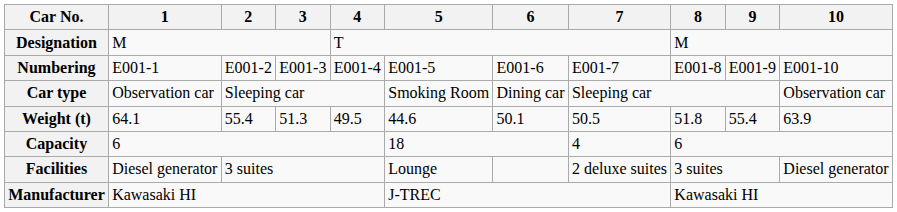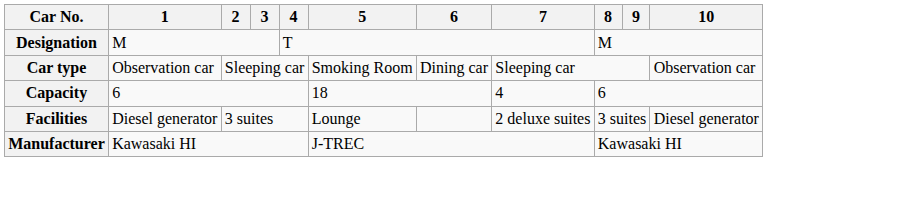- row: (56, 67)
- row: (56, 118)
